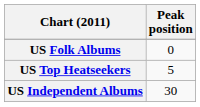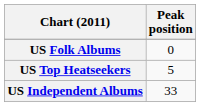(171, 91) 30 -> (171, 91) 33
